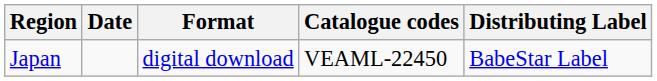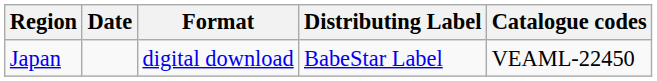columns swapped: (558, 22) <-> (381, 22)
